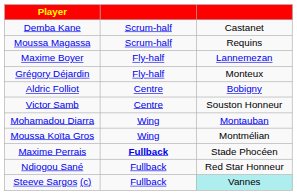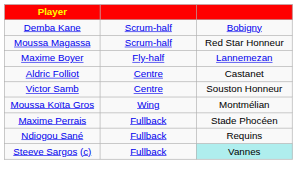(244, 27) Castanet -> (244, 27) Bobigny
(244, 43) Requins -> (244, 43) Red Star Honneur
- row: (52, 74)
(244, 89) Bobigny -> (244, 74) Castanet
- row: (52, 120)
(148, 151) bold -> (148, 120) normal
(244, 167) Red Star Honneur -> (244, 136) Requins
